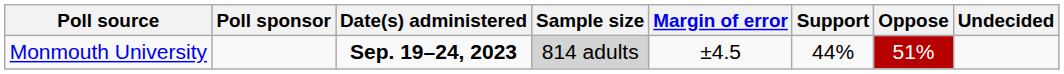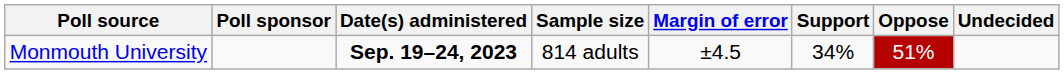(590, 53) lightgrey background -> (590, 53) no background
(833, 53) 44% -> (833, 53) 34%
